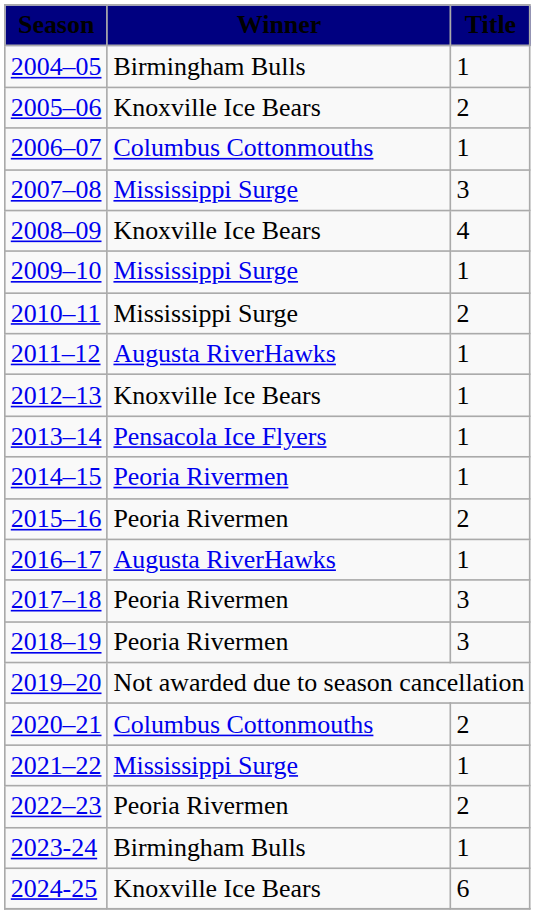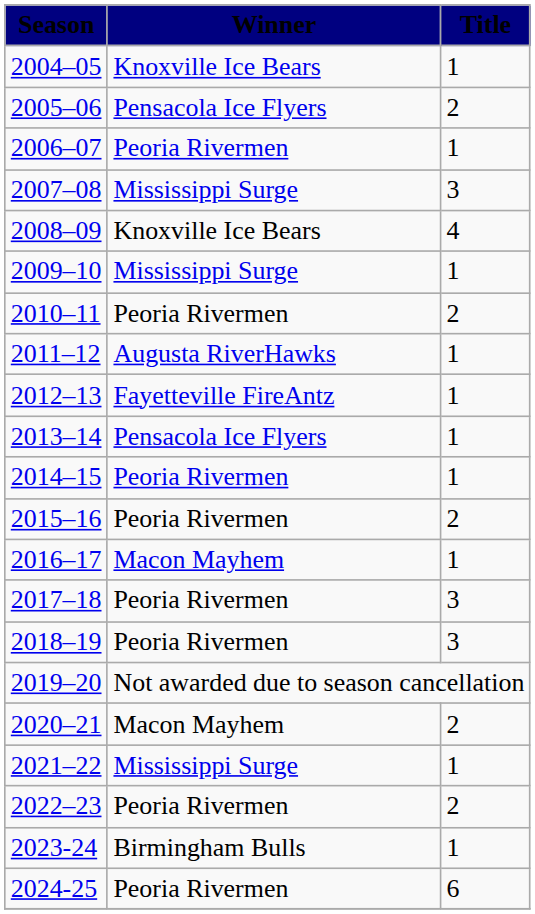(210, 66) Birmingham Bulls -> (217, 66) Knoxville Ice Bears
(217, 107) Knoxville Ice Bears -> (220, 107) Pensacola Ice Flyers
(243, 148) Columbus Cottonmouths -> (201, 148) Peoria Rivermen
(206, 312) Mississippi Surge -> (201, 312) Peoria Rivermen
(217, 395) Knoxville Ice Bears -> (224, 395) Fayetteville FireAntz
(225, 559) Augusta RiverHawks -> (199, 559) Macon Mayhem
(243, 723) Columbus Cottonmouths -> (199, 723) Macon Mayhem
(217, 888) Knoxville Ice Bears -> (201, 888) Peoria Rivermen
